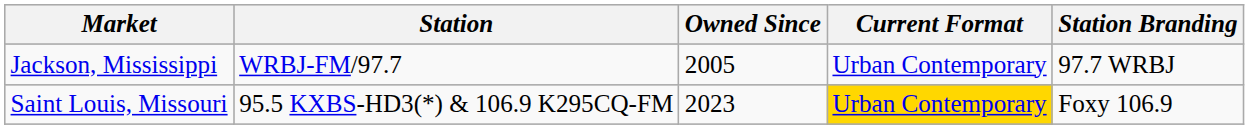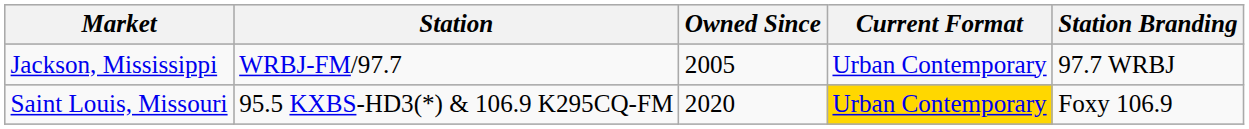(710, 104) 2023 -> (710, 104) 2020
